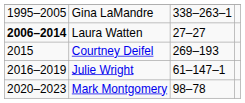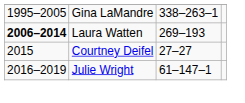(189, 32) 27–27 -> (182, 32) 269–193
(196, 51) 269–193 -> (175, 51) 27–27
- row: (120, 88)
